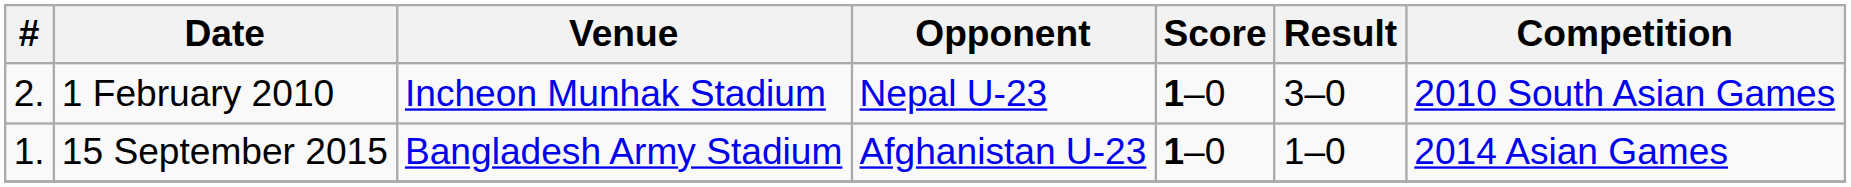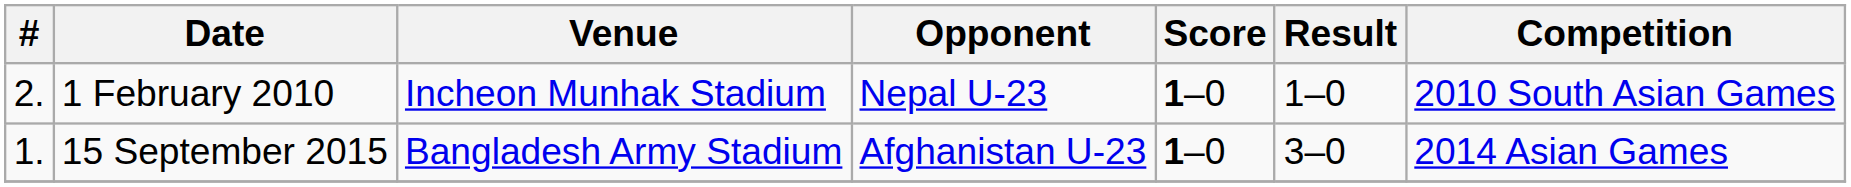(1315, 92) 3–0 -> (1315, 92) 1–0
(1315, 151) 1–0 -> (1315, 151) 3–0
